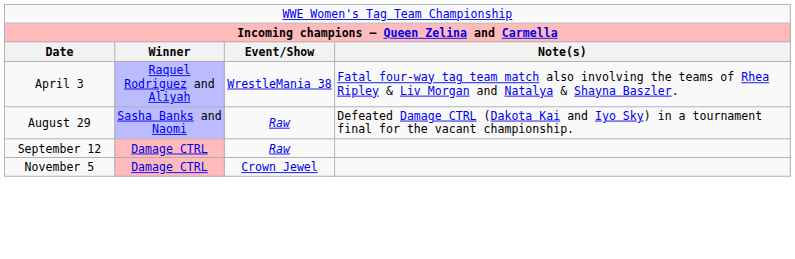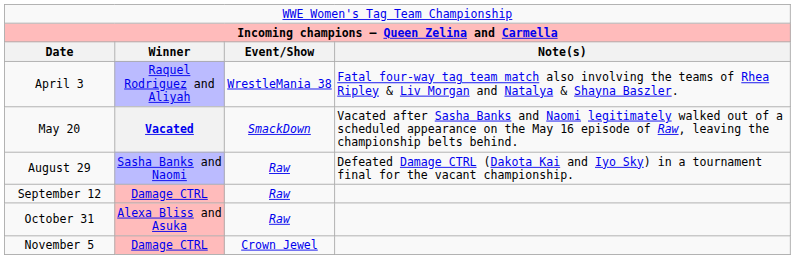+ row: (59, 129)
+ row: (59, 219)
